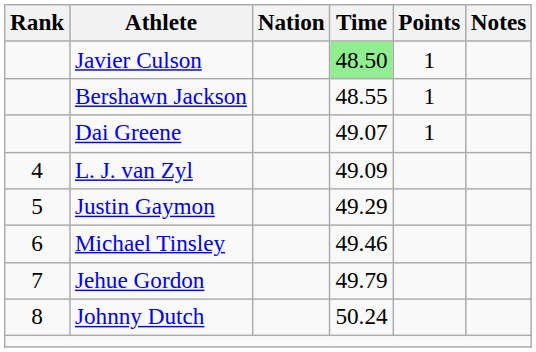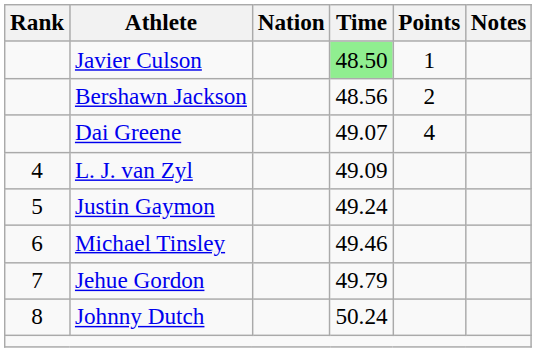(361, 96) 48.55 -> (361, 96) 48.56
(429, 96) 1 -> (429, 96) 2
(429, 133) 1 -> (429, 133) 4
(361, 206) 49.29 -> (361, 206) 49.24
